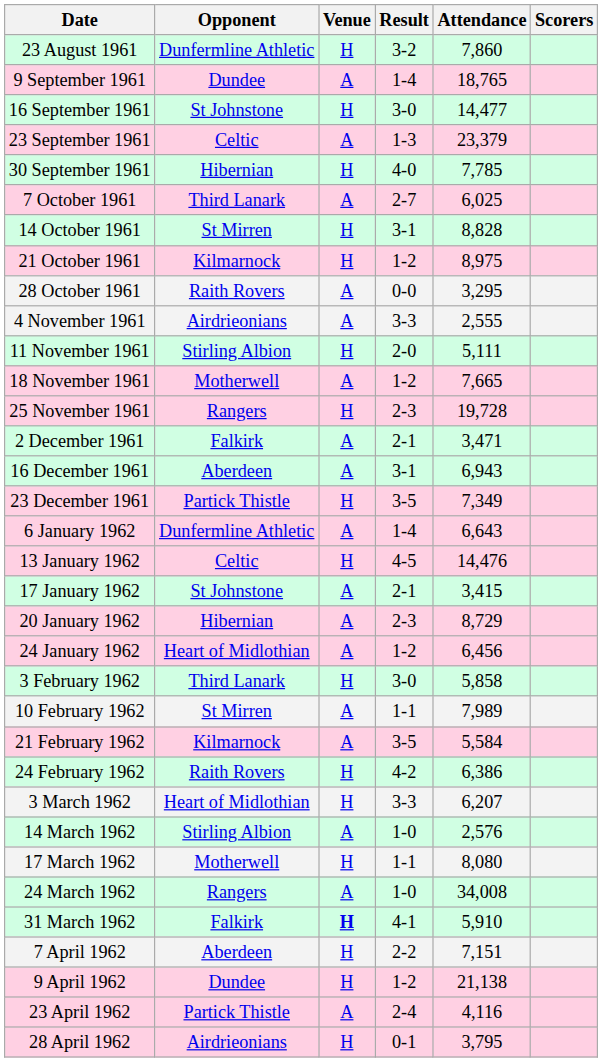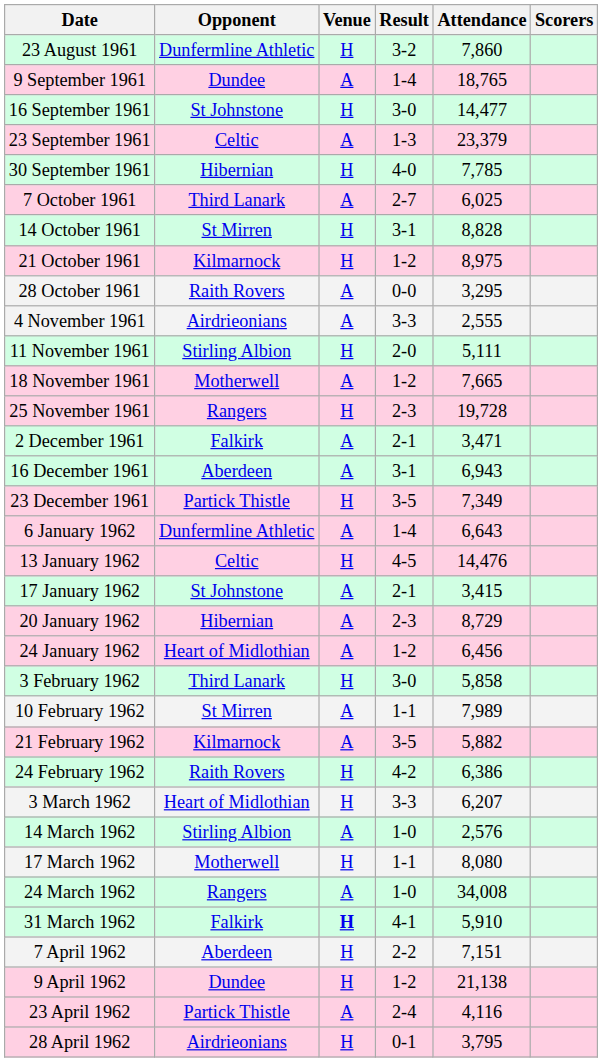(482, 741) 5,584 -> (482, 741) 5,882
